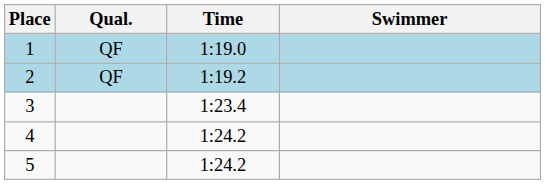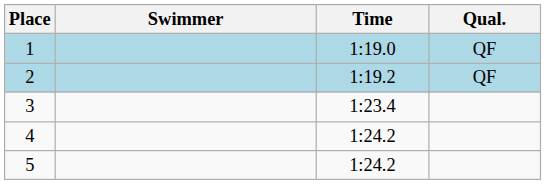columns swapped: (410, 19) <-> (111, 19)
